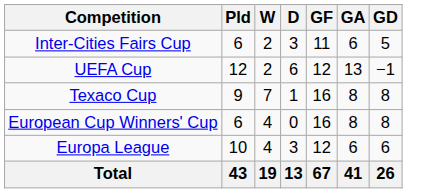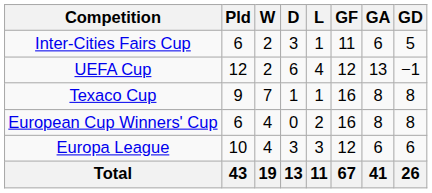+ column: (319, 17)
